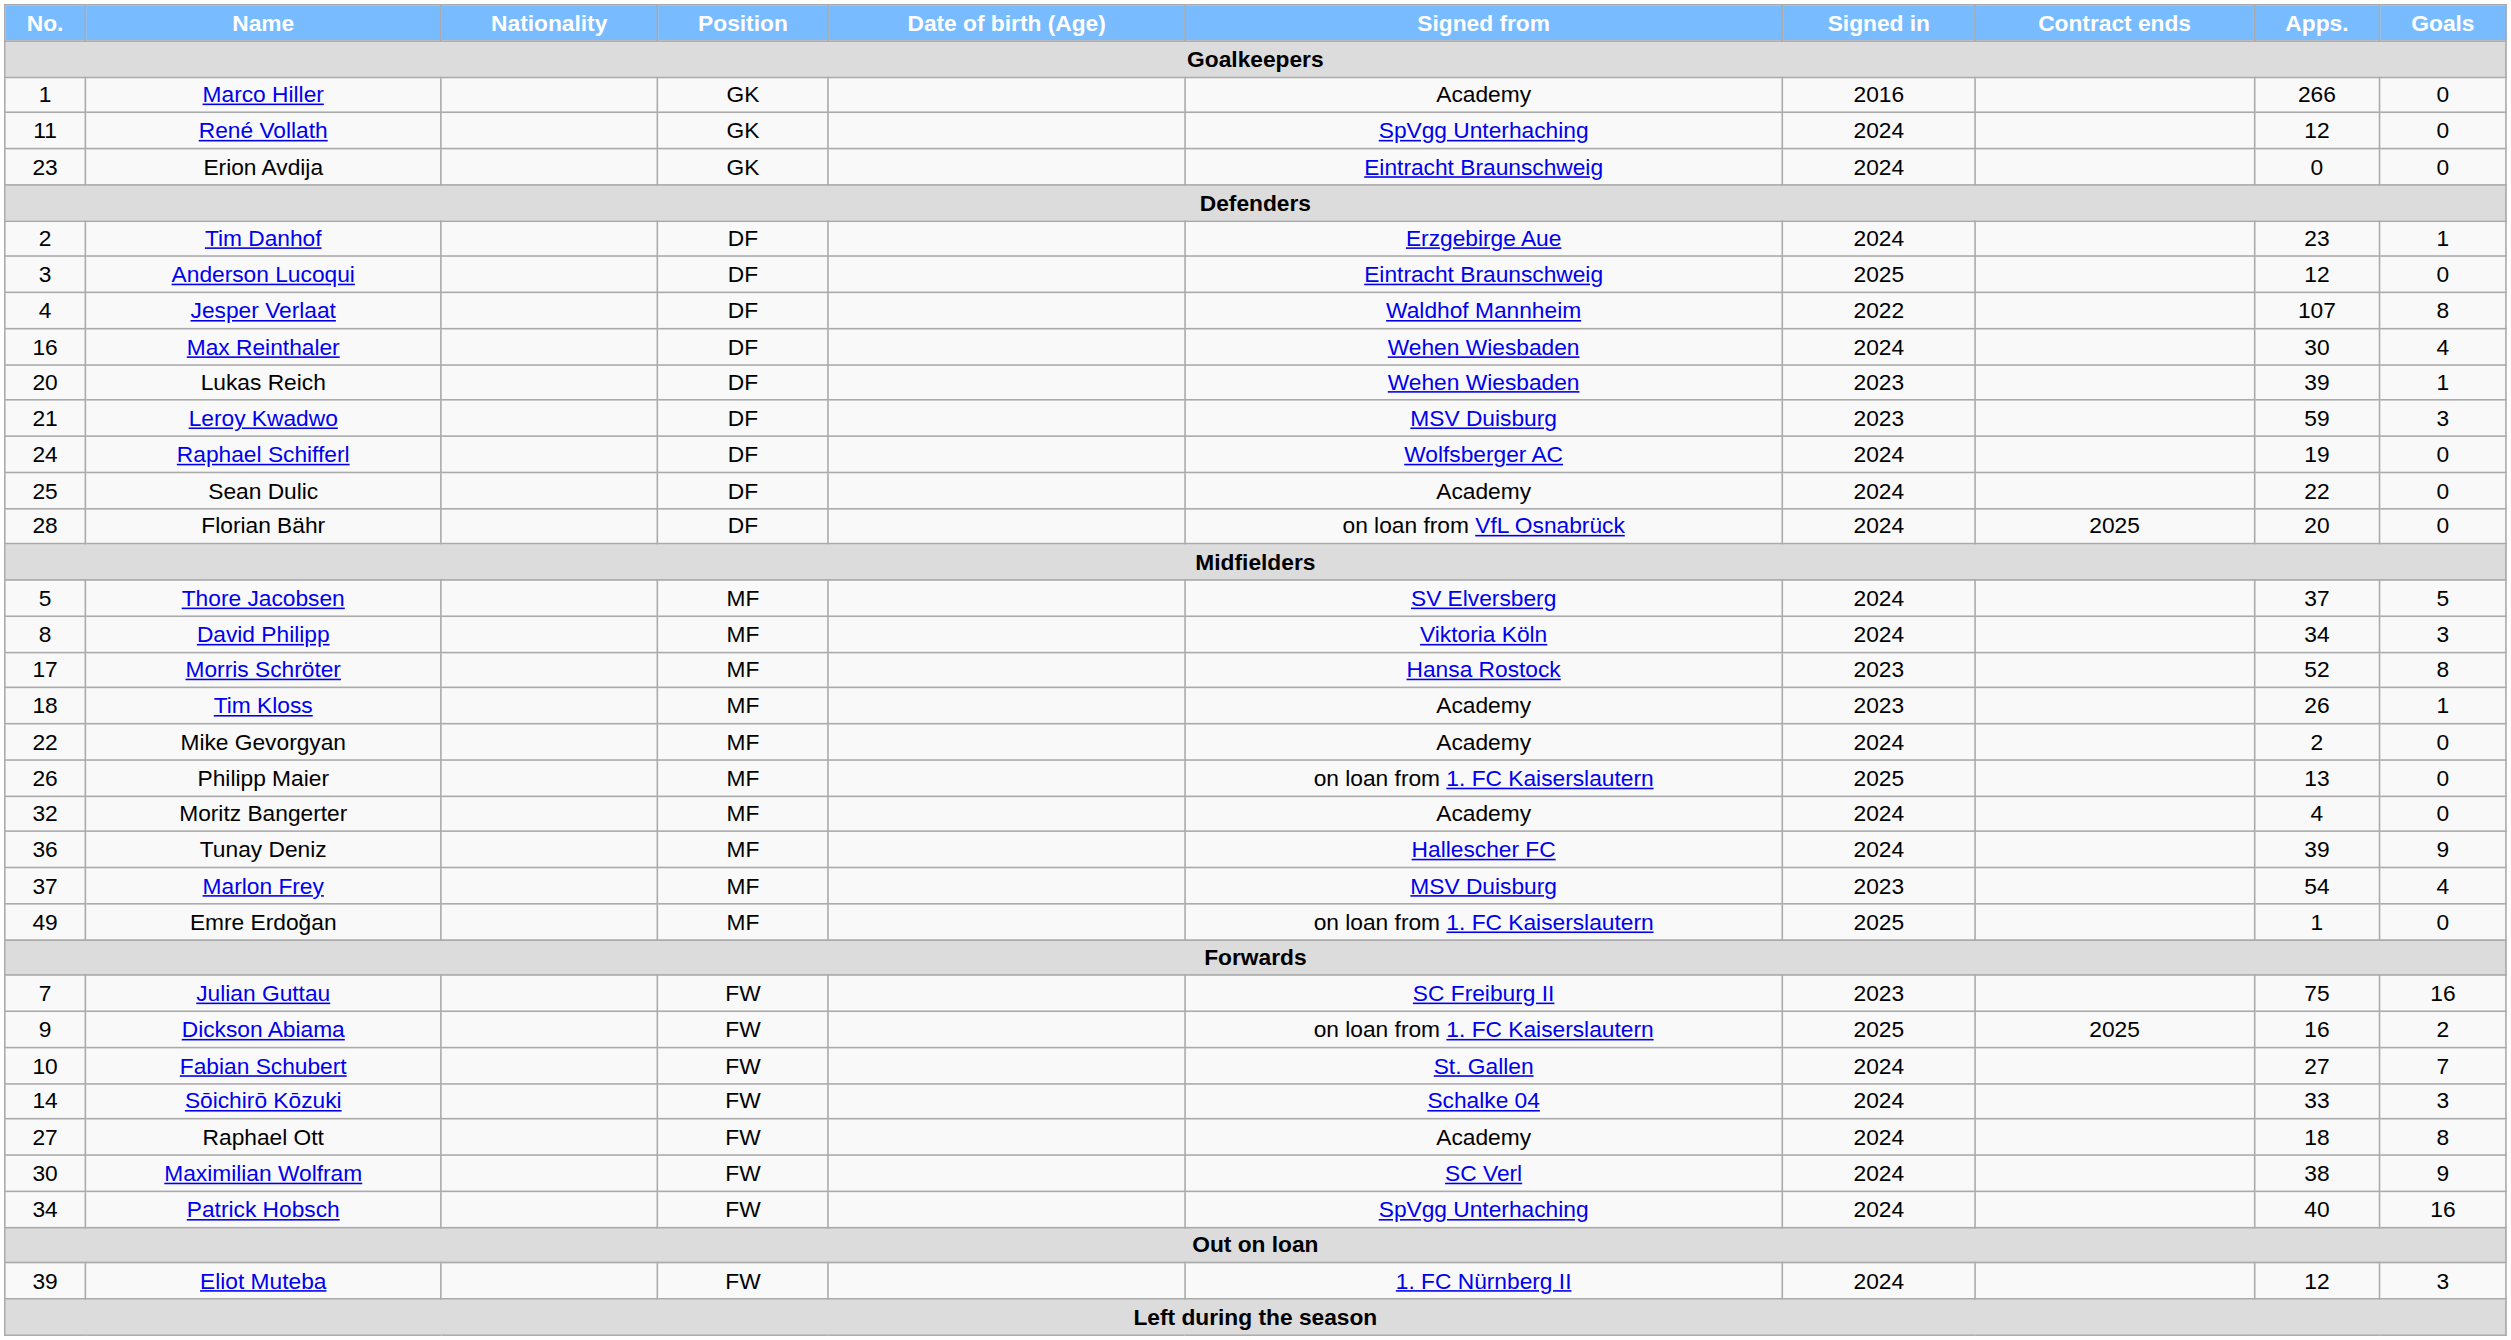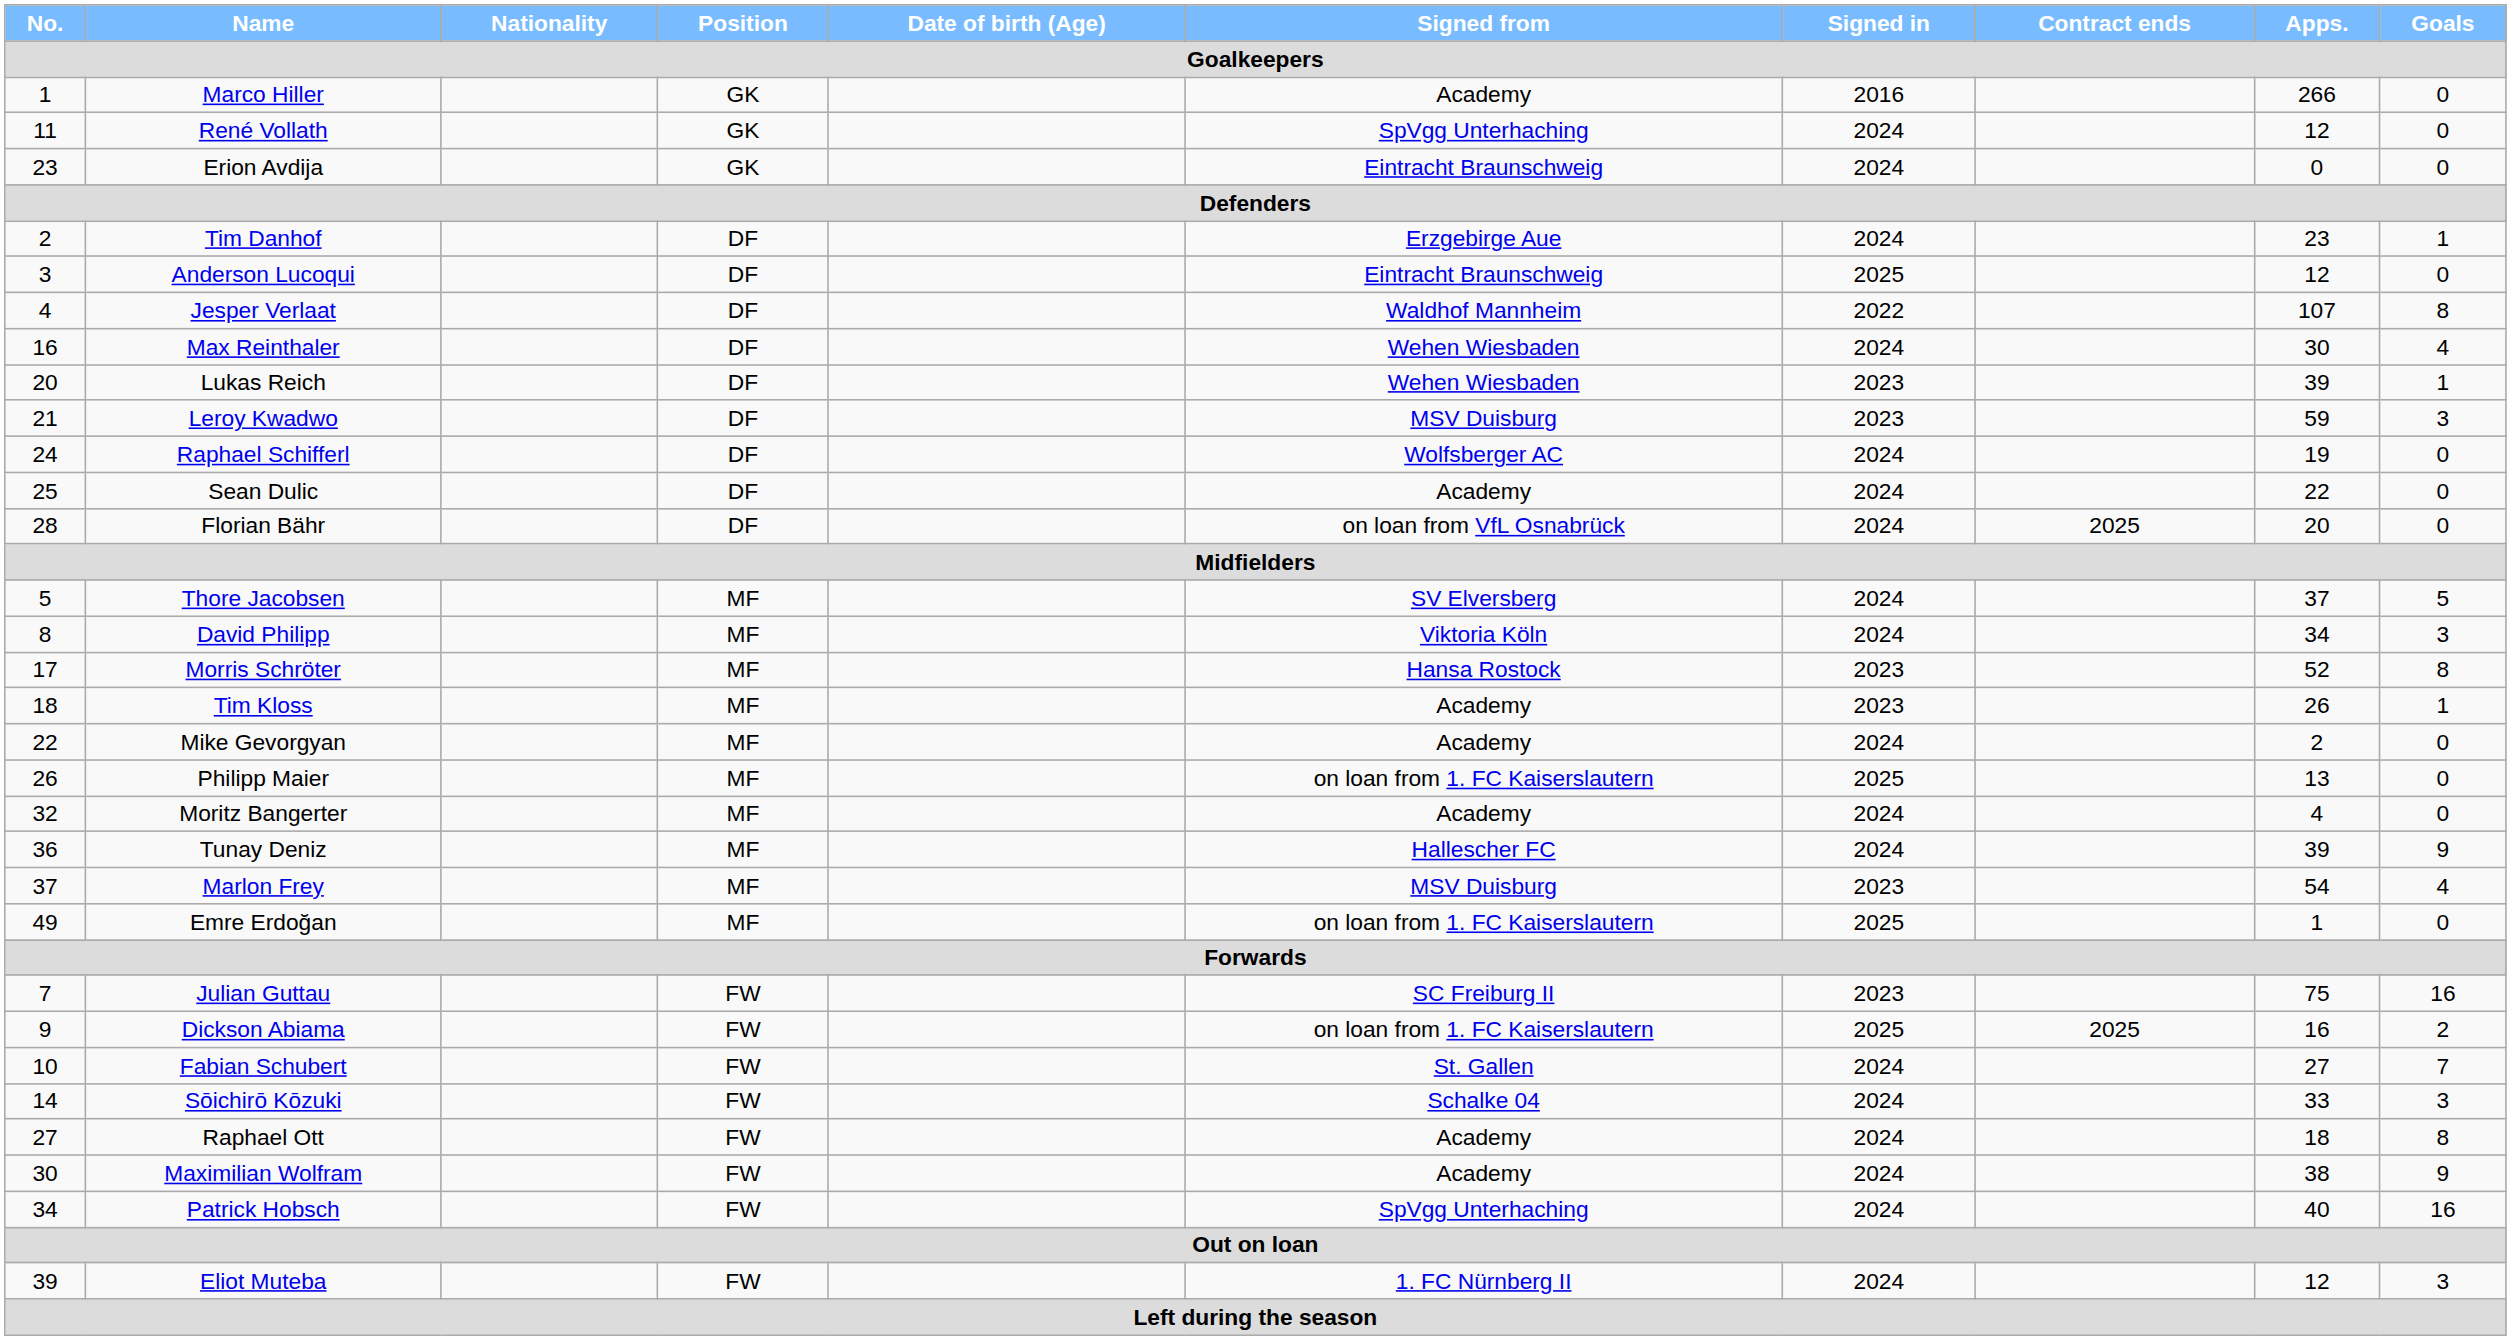(1484, 1173) SC Verl -> (1484, 1173) Academy
